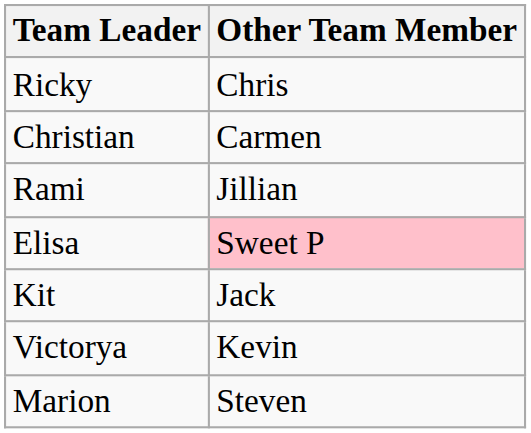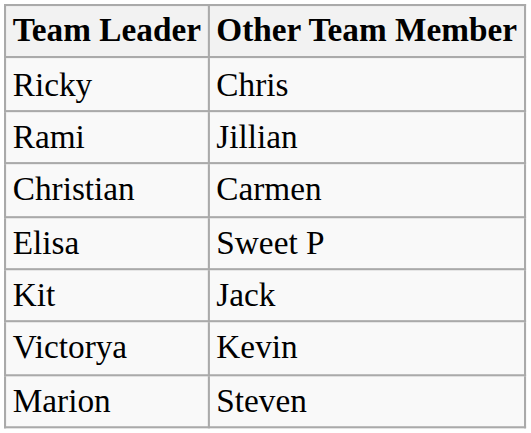rows swapped: (74, 136) <-> (49, 189)
(270, 242) pink background -> (270, 242) no background
